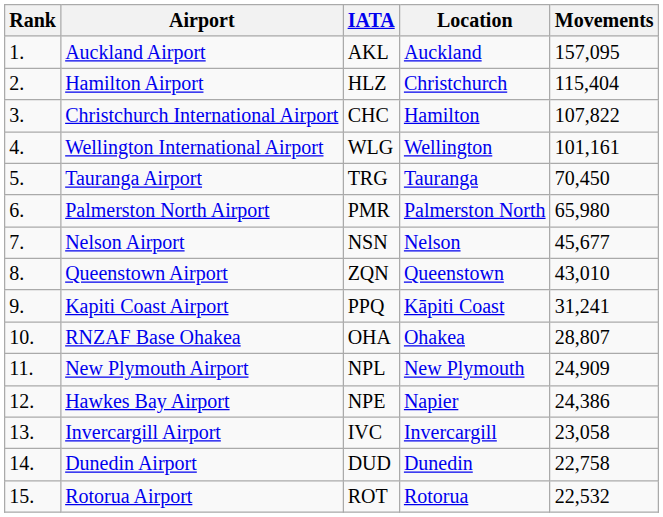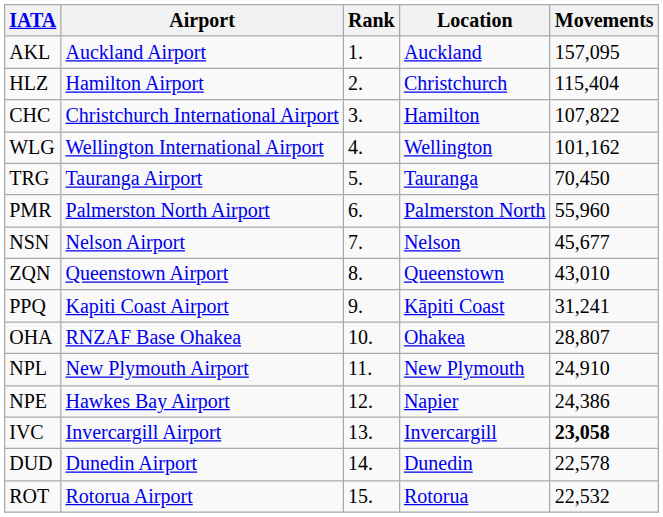columns swapped: (33, 20) <-> (371, 20)
(587, 147) 101,161 -> (587, 147) 101,162
(582, 210) 65,980 -> (582, 210) 55,960
(582, 369) 24,909 -> (582, 369) 24,910
(582, 432) normal -> (582, 432) bold
(582, 464) 22,758 -> (582, 464) 22,578
